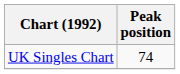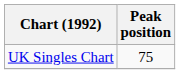(146, 56) 74 -> (146, 56) 75
